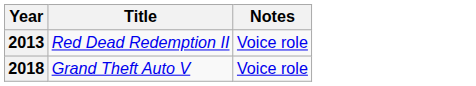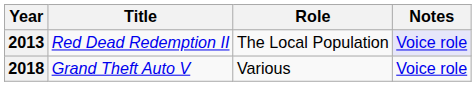+ column: (313, 17)
(272, 42) no background -> (432, 42) lavender background
